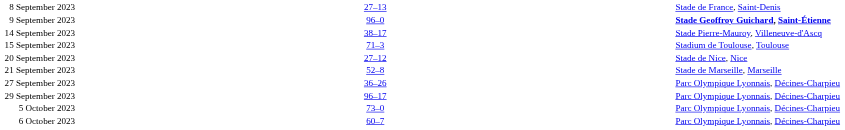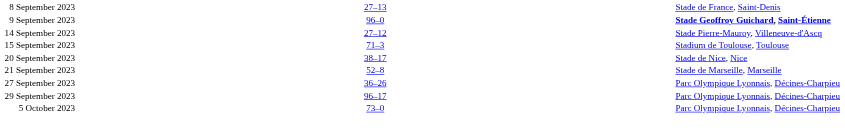(375, 32) 38–17 -> (375, 32) 27–12
(375, 58) 27–12 -> (375, 58) 38–17
- row: (47, 121)
